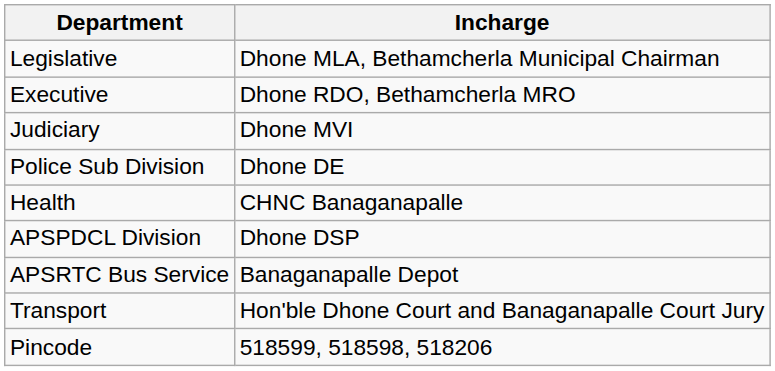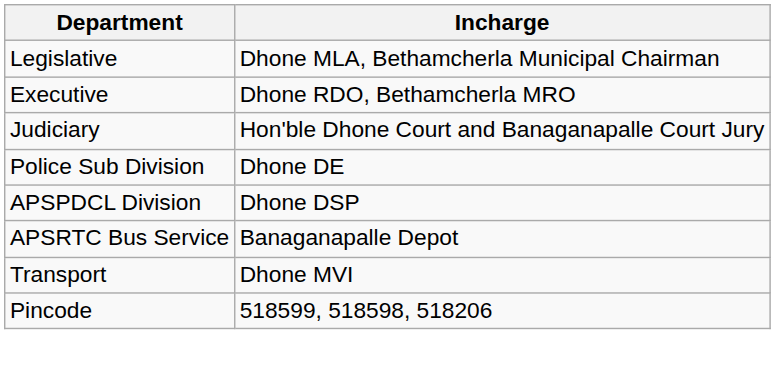(297, 130) Dhone MVI -> (502, 130) Hon'ble Dhone Court and Banaganapalle Court Jury
- row: (43, 202)
(502, 310) Hon'ble Dhone Court and Banaganapalle Court Jury -> (297, 274) Dhone MVI
